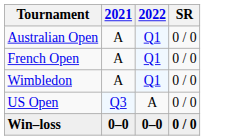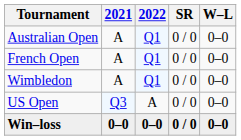+ column: (218, 15)
